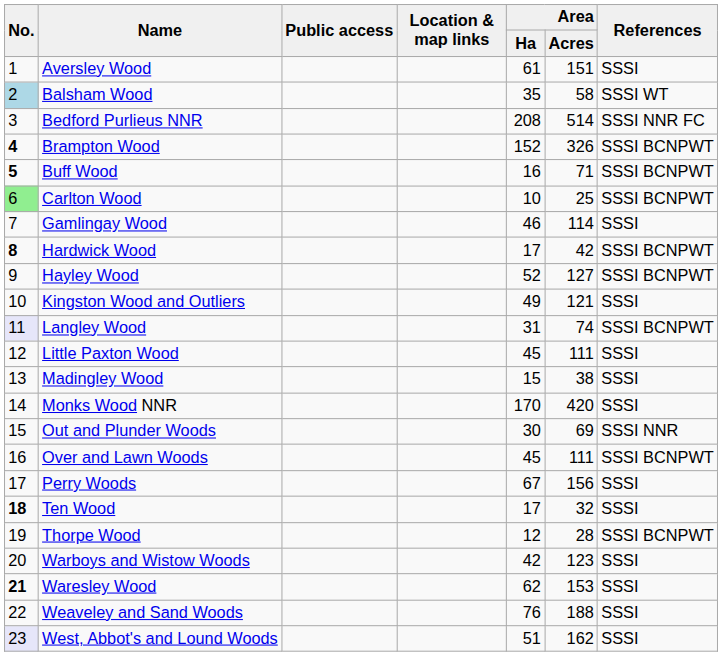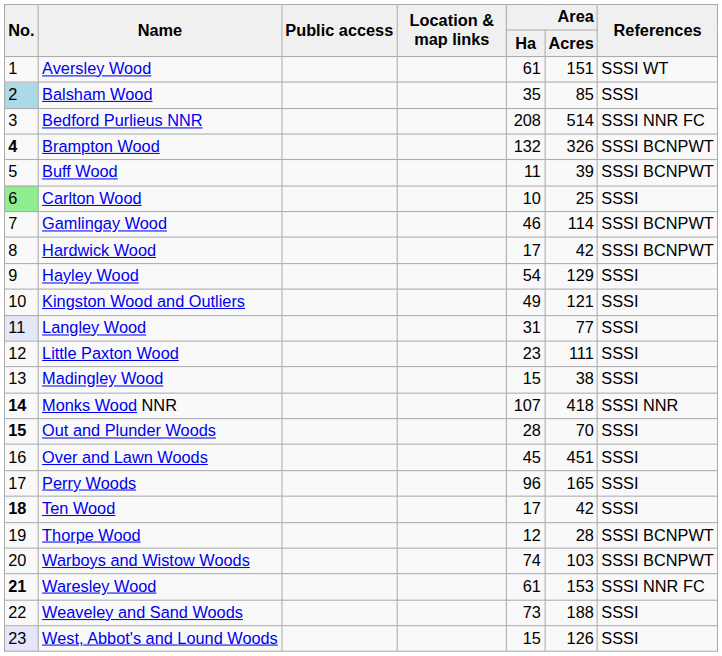(620, 69) SSSI -> (635, 69) SSSI WT
(585, 95) 58 -> (585, 95) 85
(635, 95) SSSI WT -> (620, 95) SSSI
(527, 146) 152 -> (527, 146) 132
(13, 172) bold -> (13, 172) normal
(532, 172) 16 -> (532, 172) 11
(585, 172) 71 -> (585, 172) 39
(658, 198) SSSI BCNPWT -> (620, 198) SSSI
(620, 224) SSSI -> (658, 224) SSSI BCNPWT
(13, 250) bold -> (13, 250) normal
(532, 276) 52 -> (532, 276) 54
(580, 276) 127 -> (580, 276) 129
(658, 276) SSSI BCNPWT -> (620, 276) SSSI
(585, 328) 74 -> (585, 328) 77
(658, 328) SSSI BCNPWT -> (620, 328) SSSI
(532, 353) 45 -> (532, 353) 23
(17, 405) normal -> (17, 405) bold
(527, 405) 170 -> (527, 405) 107
(580, 405) 420 -> (580, 405) 418
(620, 405) SSSI -> (640, 405) SSSI NNR
(17, 431) normal -> (17, 431) bold
(532, 431) 30 -> (532, 431) 28
(585, 431) 69 -> (585, 431) 70
(640, 431) SSSI NNR -> (620, 431) SSSI
(581, 457) 111 -> (580, 457) 451
(658, 457) SSSI BCNPWT -> (620, 457) SSSI
(532, 483) 67 -> (532, 483) 96
(580, 483) 156 -> (580, 483) 165
(585, 509) 32 -> (585, 509) 42
(532, 560) 42 -> (532, 560) 74
(580, 560) 123 -> (580, 560) 103
(620, 560) SSSI -> (658, 560) SSSI BCNPWT
(532, 586) 62 -> (532, 586) 61
(620, 586) SSSI -> (653, 586) SSSI NNR FC
(532, 612) 76 -> (532, 612) 73
(532, 638) 51 -> (532, 638) 15
(580, 638) 162 -> (580, 638) 126
